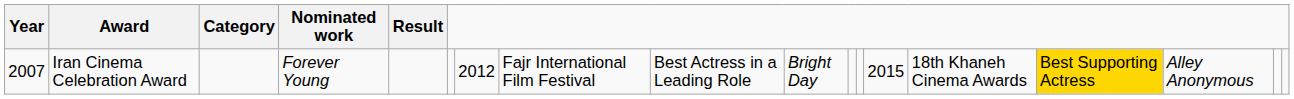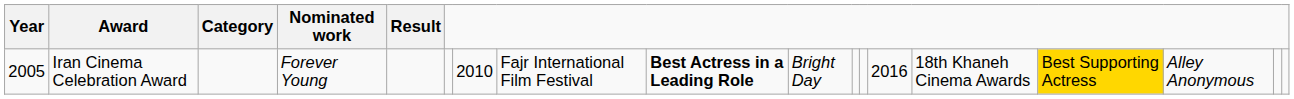(27, 71) 2007 -> (27, 71) 2005
(477, 71) 2012 -> (475, 71) 2010
(715, 71) normal -> (717, 71) bold
(886, 71) 2015 -> (889, 71) 2016
